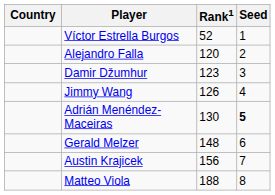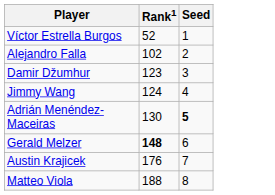- column: (33, 15)
(209, 54) 120 -> (152, 54) 102
(209, 92) 126 -> (152, 92) 124
(209, 143) normal -> (152, 143) bold
(209, 161) 156 -> (152, 161) 176
